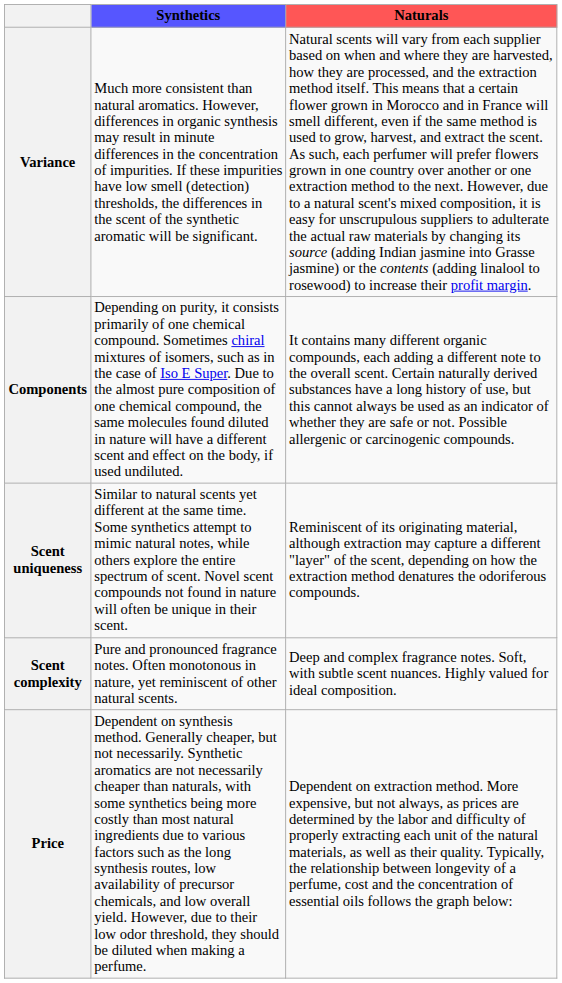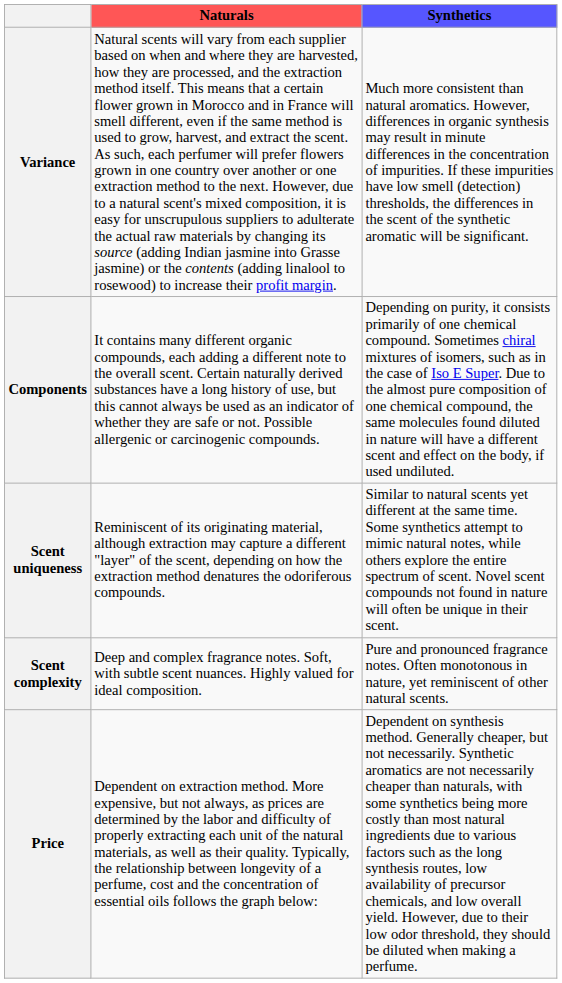columns swapped: (421, 16) <-> (188, 16)
